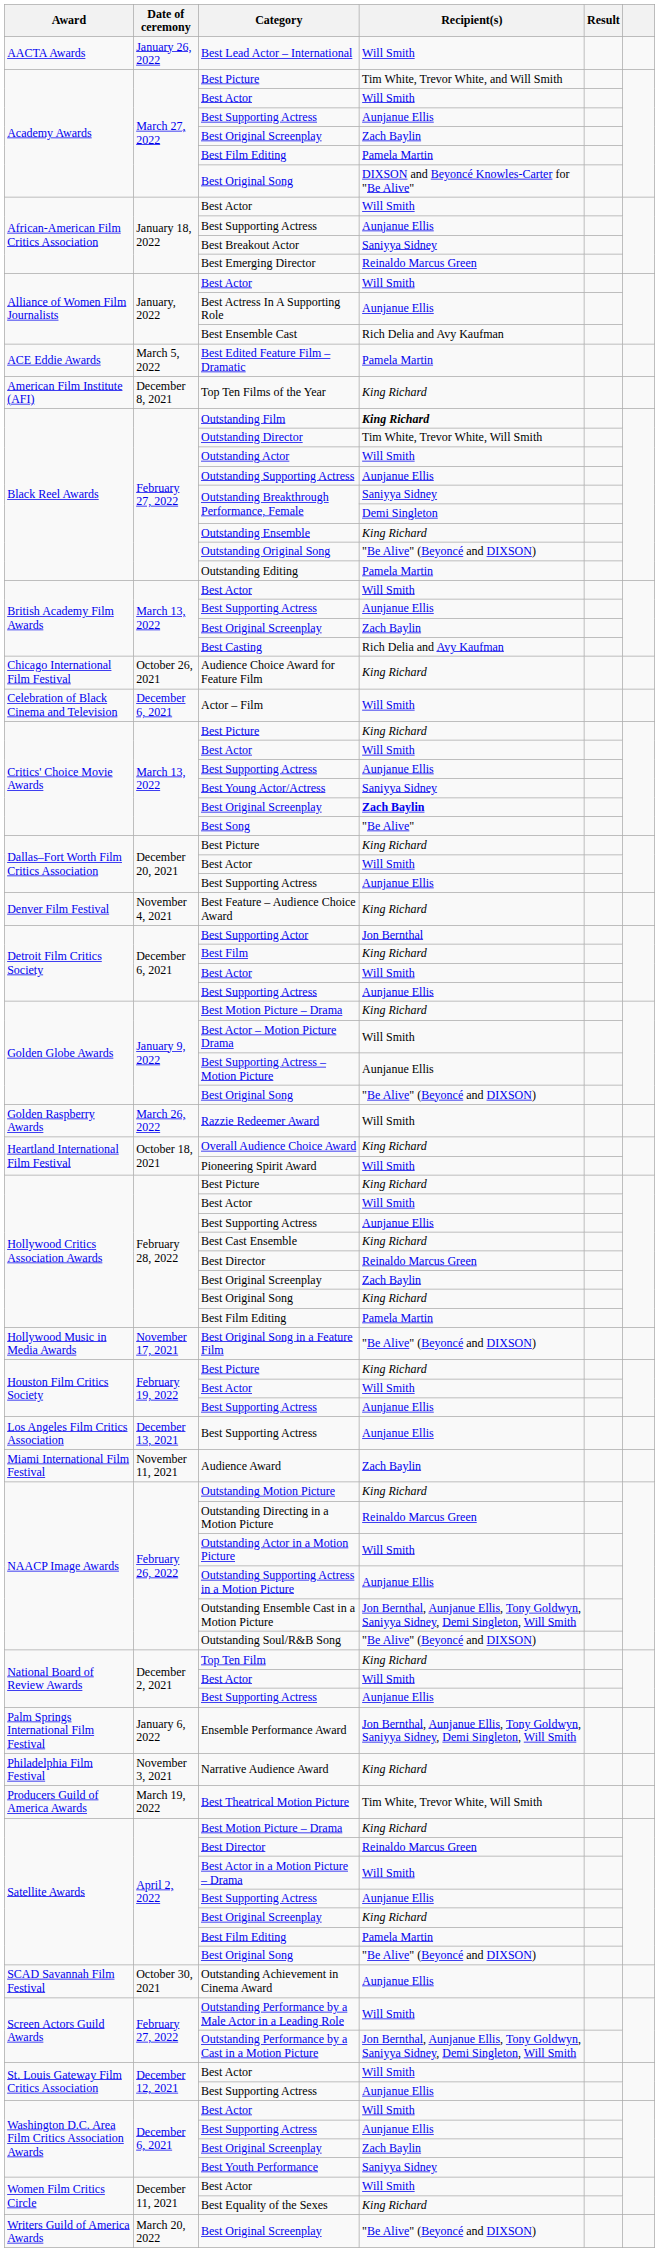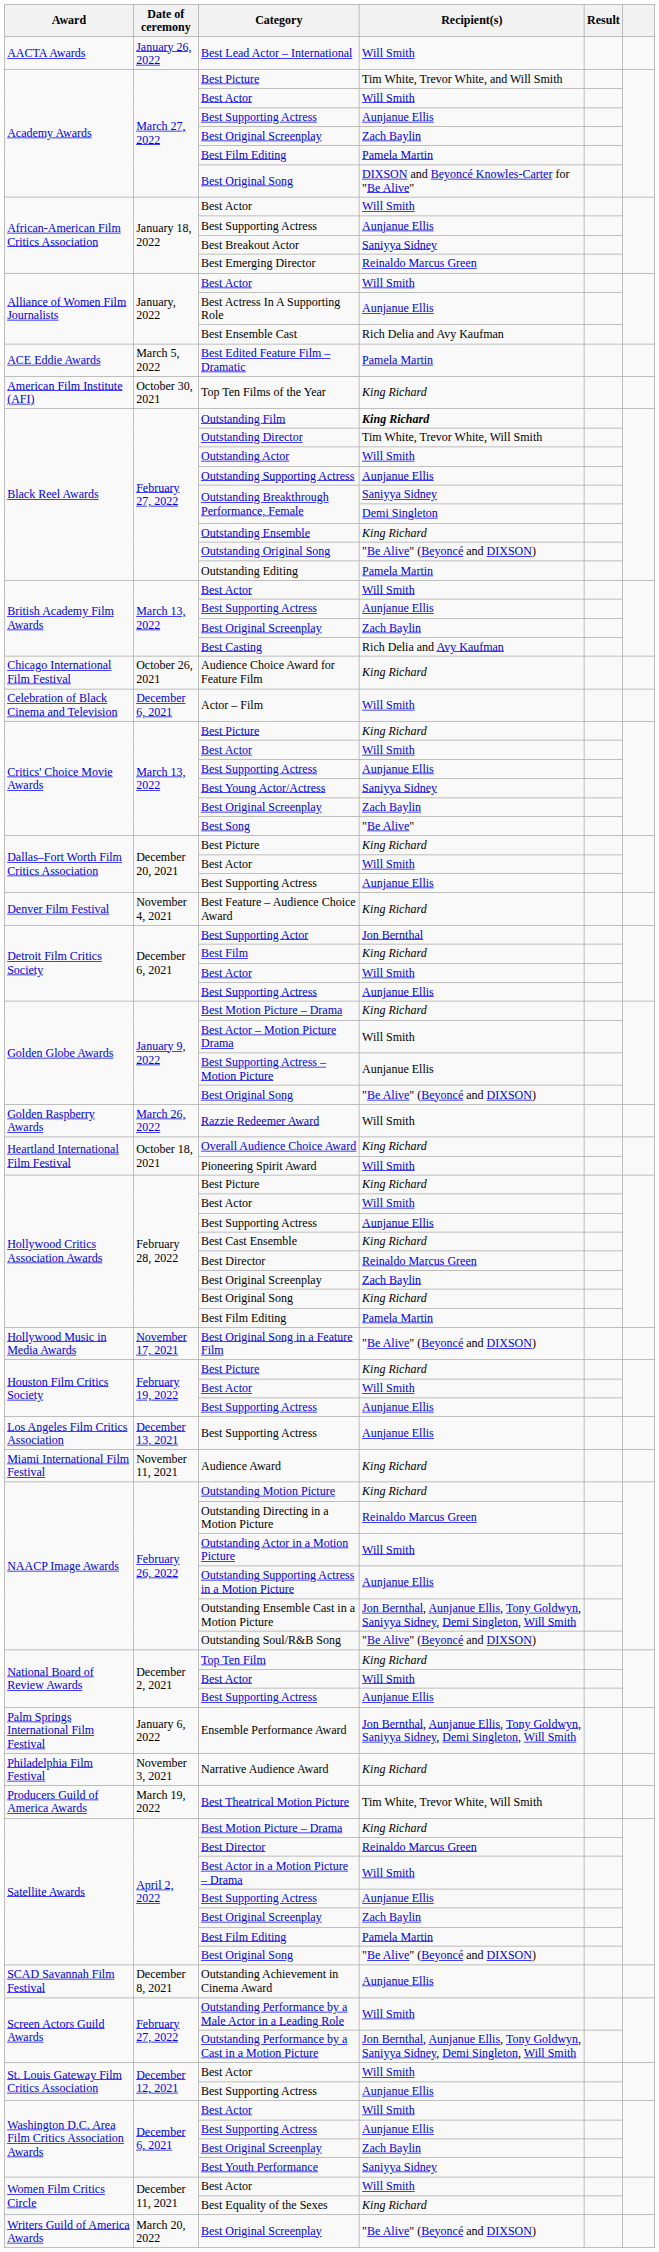(161, 392) December 8, 2021 -> (164, 392) October 30, 2021
(393, 807) bold -> (392, 807) normal
(392, 1465) Zach Baylin -> (394, 1465) King Richard
(394, 1917) King Richard -> (392, 1917) Zach Baylin
(164, 1981) October 30, 2021 -> (161, 1981) December 8, 2021
